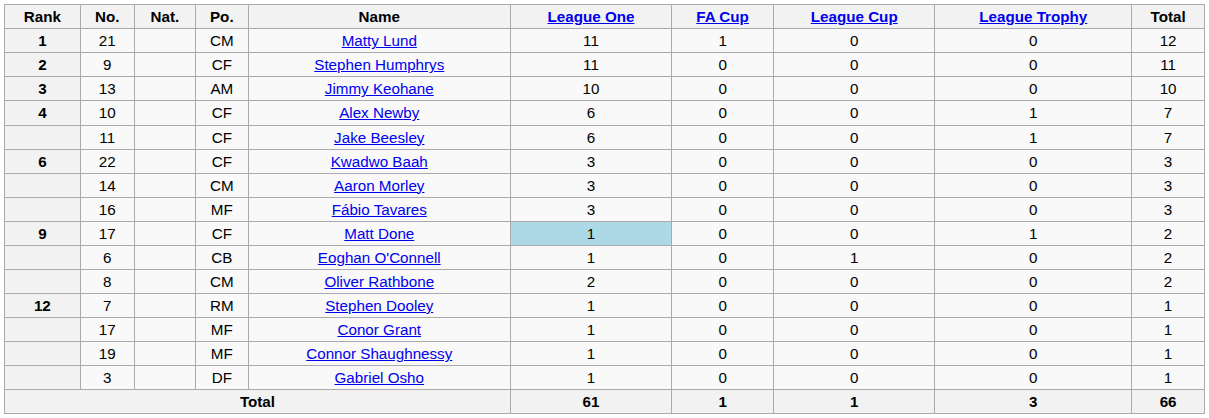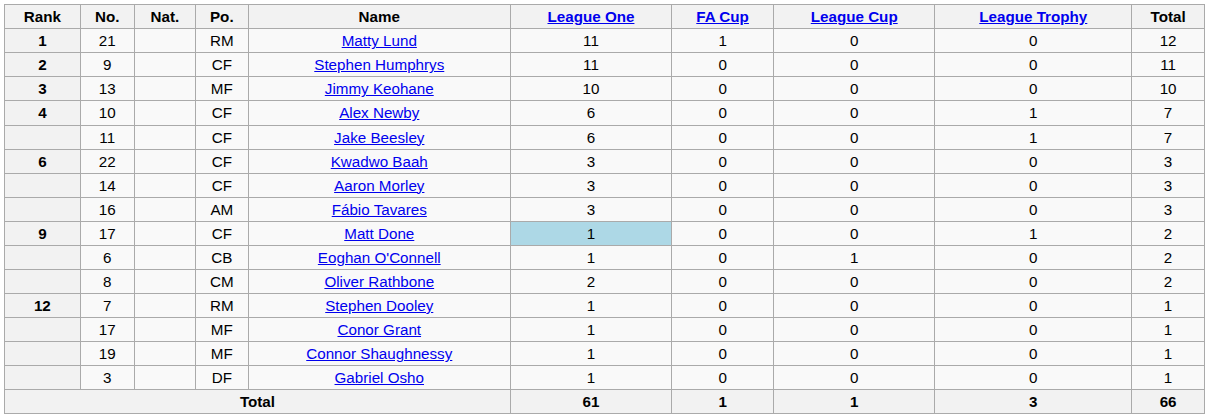(222, 41) CM -> (222, 41) RM
(222, 89) AM -> (222, 89) MF
(222, 185) CM -> (222, 185) CF
(222, 209) MF -> (222, 209) AM
